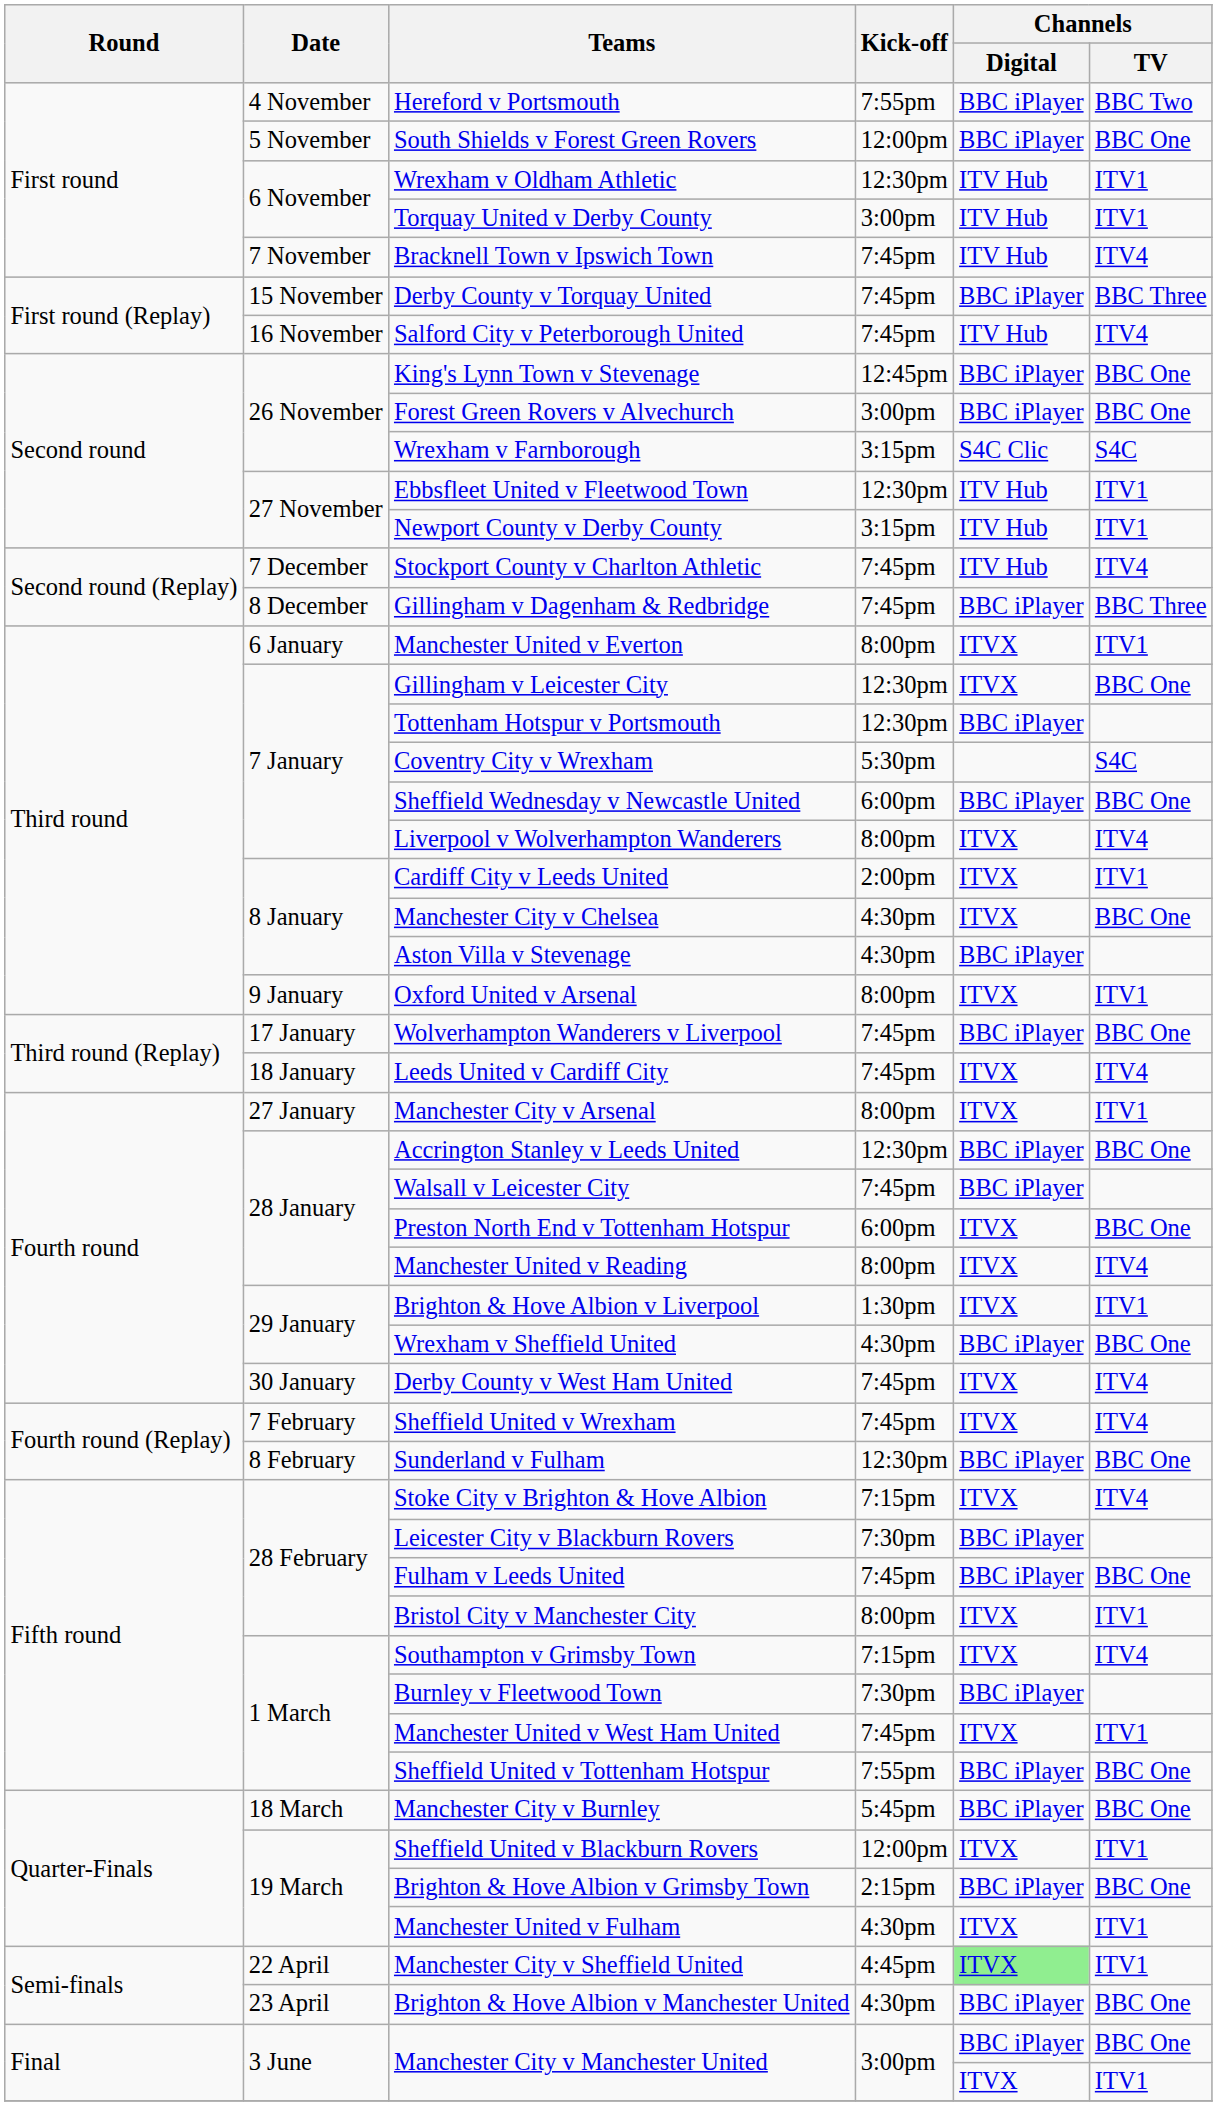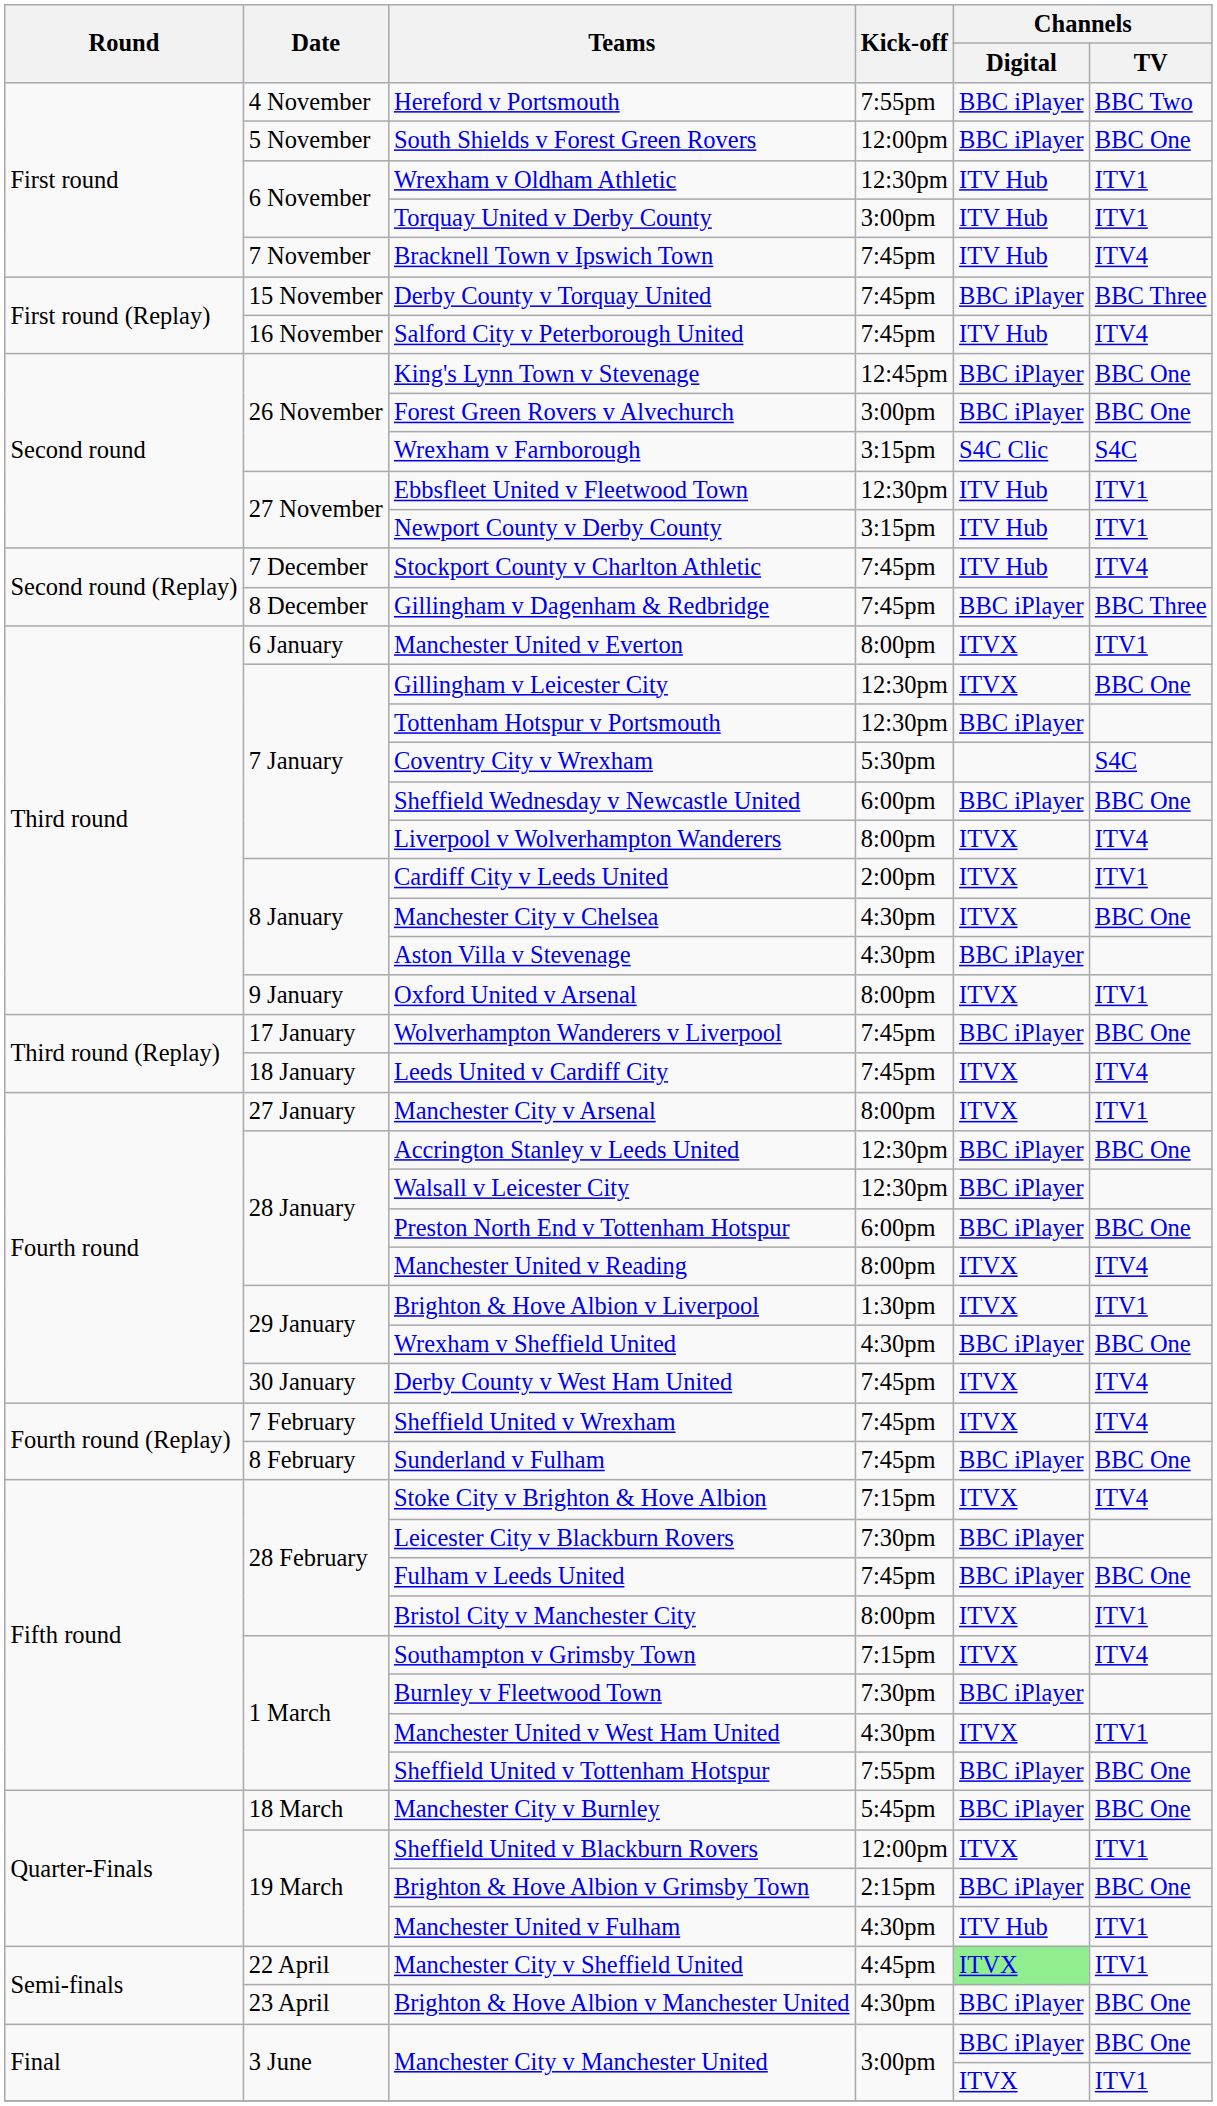(898, 1188) 7:45pm -> (904, 1188) 12:30pm
(988, 1227) ITVX -> (1021, 1227) BBC iPlayer
(904, 1460) 12:30pm -> (898, 1460) 7:45pm
(898, 1732) 7:45pm -> (898, 1732) 4:30pm
(988, 1926) ITVX -> (1003, 1926) ITV Hub
